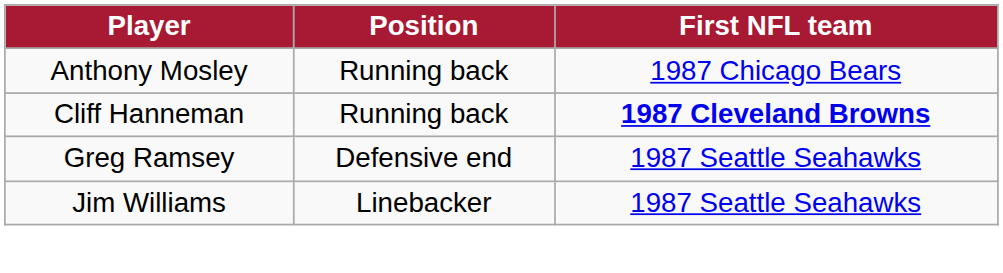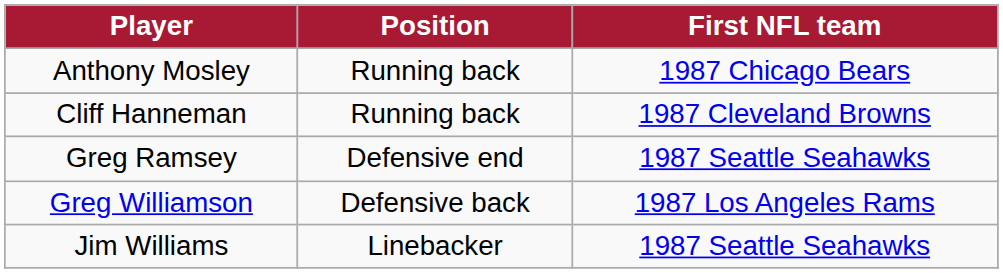(776, 114) bold -> (785, 114) normal
+ row: (151, 202)
